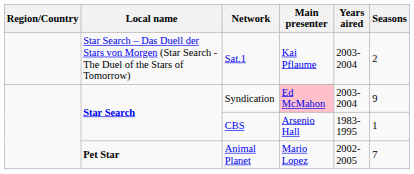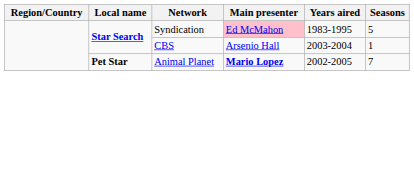- row: (235, 58)
(348, 98) 2003-2004 -> (329, 29) 1983-1995
(375, 98) 9 -> (371, 29) 5
(348, 126) 1983-1995 -> (329, 45) 2003-2004
(295, 154) normal -> (255, 62) bold
